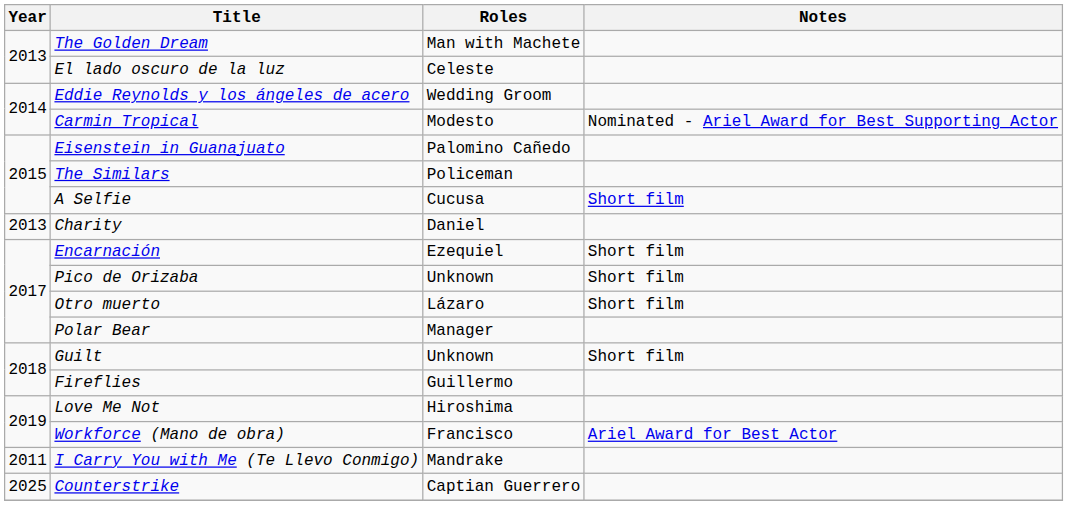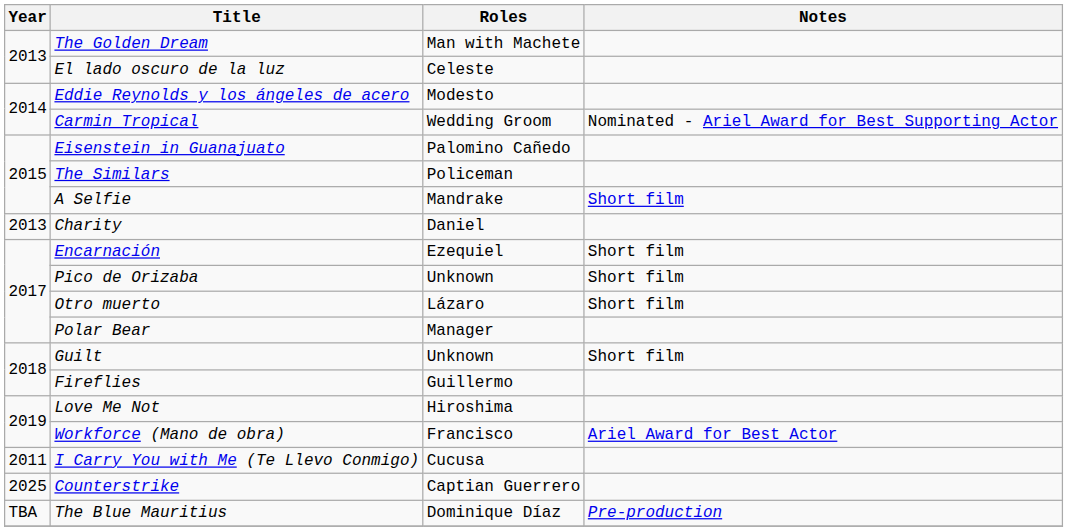(489, 96) Wedding Groom -> (460, 96) Modesto
(460, 122) Modesto -> (489, 122) Wedding Groom
(455, 200) Cucusa -> (465, 200) Mandrake
(465, 461) Mandrake -> (455, 461) Cucusa
+ row: (141, 513)
